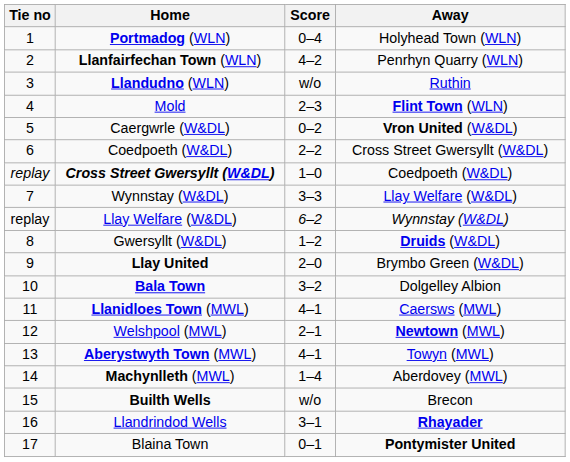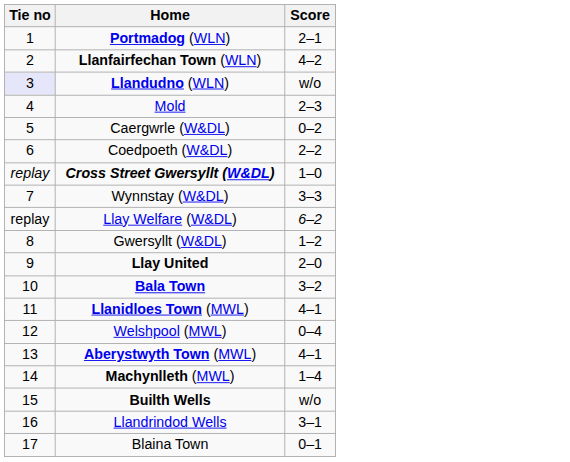- column: (450, 15)
(310, 38) 0–4 -> (310, 38) 2–1
(30, 83) no background -> (30, 83) lavender background
(310, 331) 2–1 -> (310, 331) 0–4
